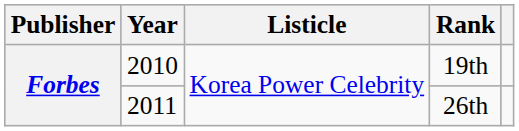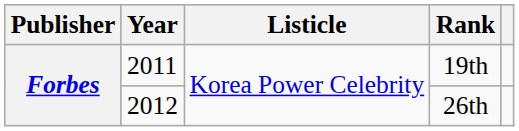(152, 65) 2010 -> (152, 65) 2011
(152, 105) 2011 -> (152, 105) 2012
